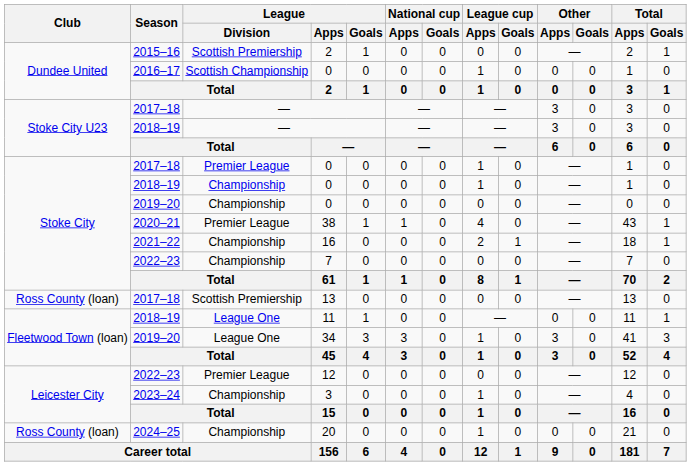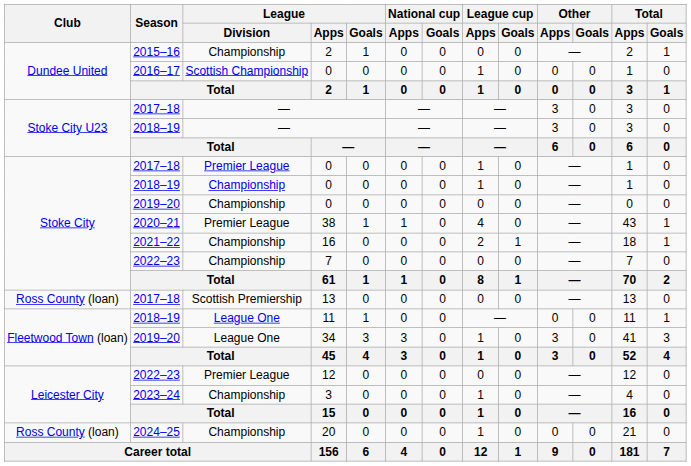(247, 52) Scottish Premiership -> (247, 52) Championship
